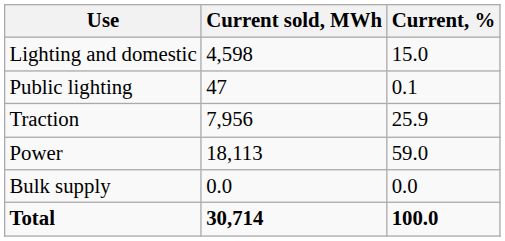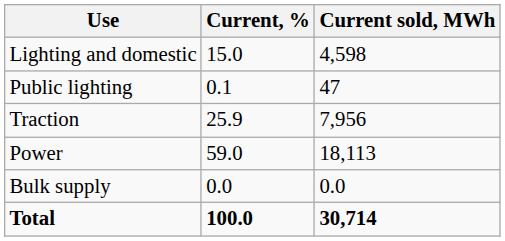columns swapped: (294, 20) <-> (443, 20)
